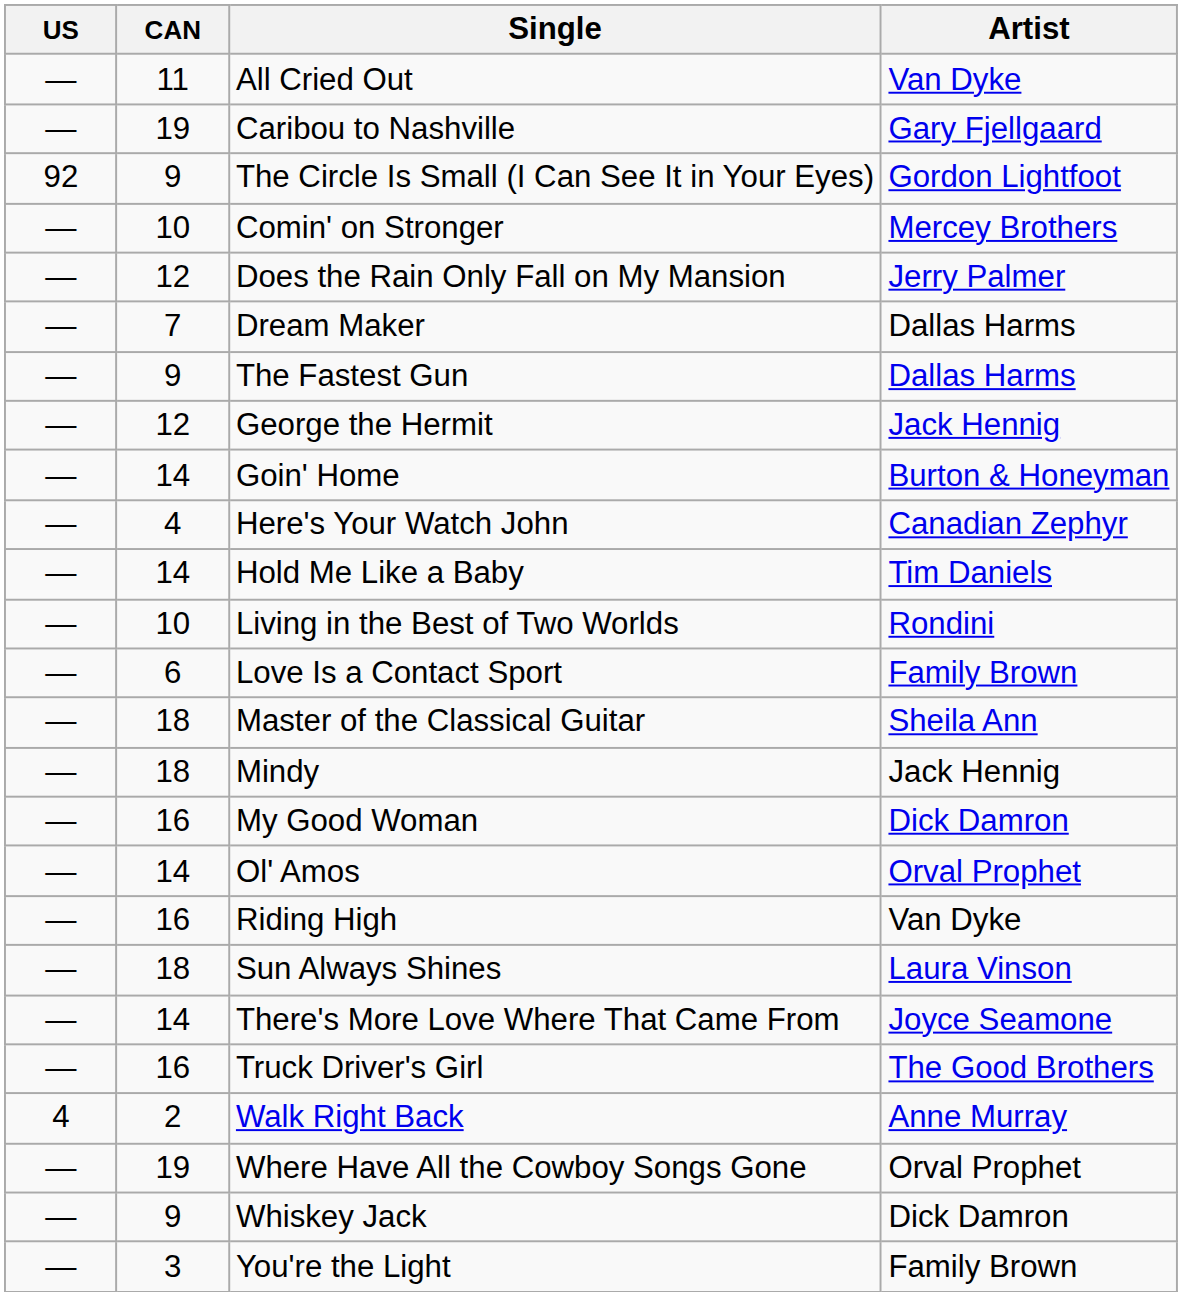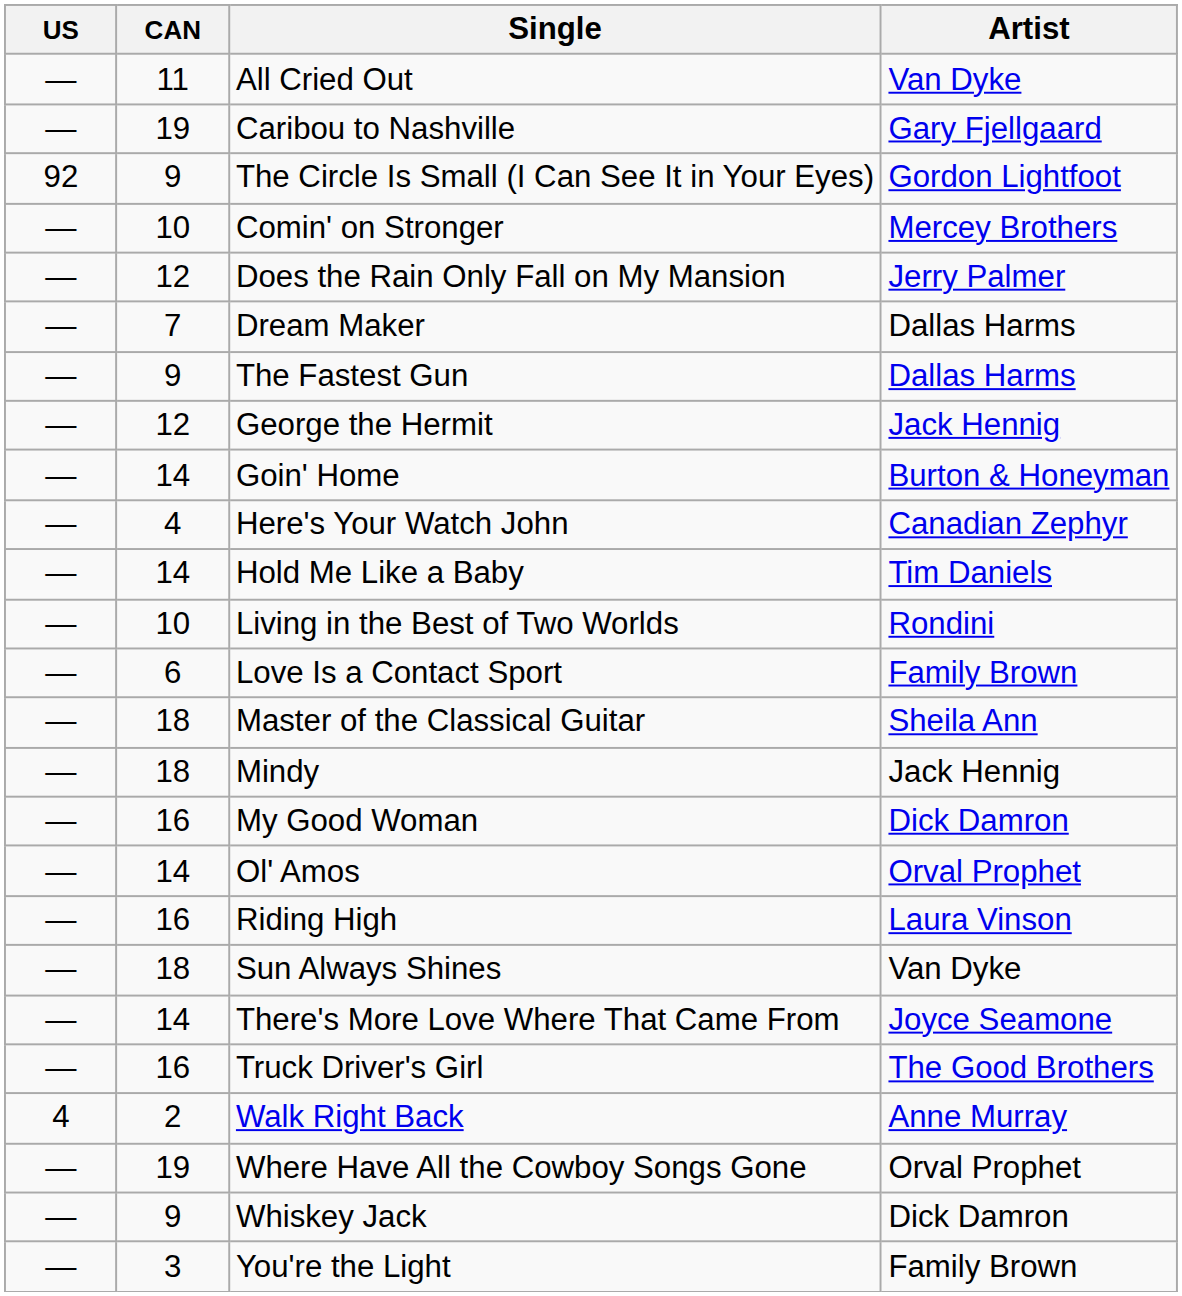(955, 919) Van Dyke -> (980, 919) Laura Vinson
(980, 969) Laura Vinson -> (955, 969) Van Dyke
